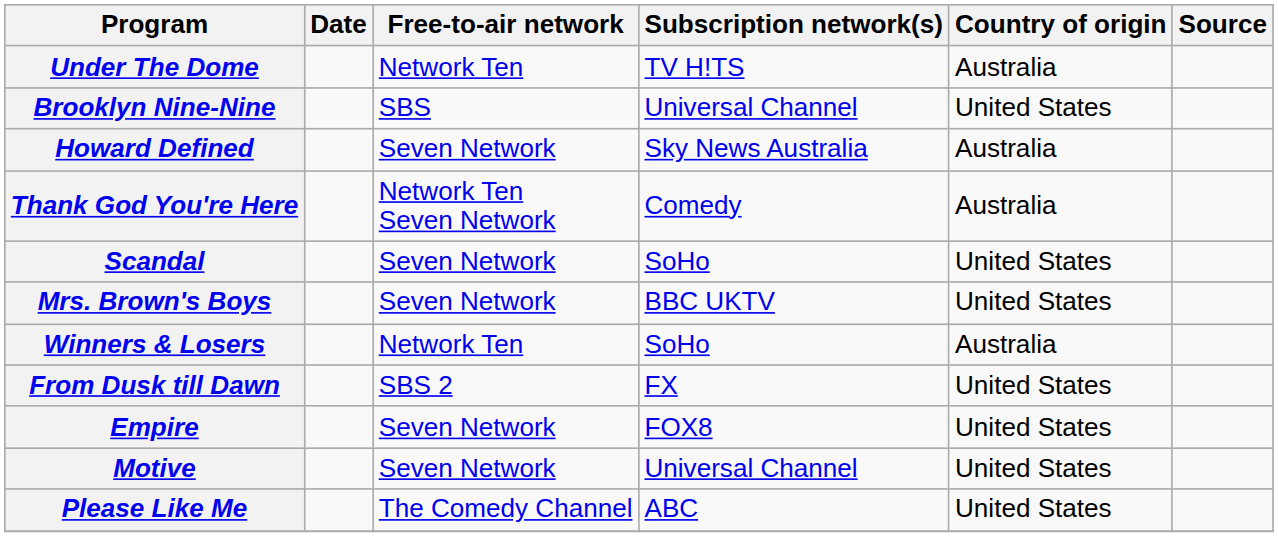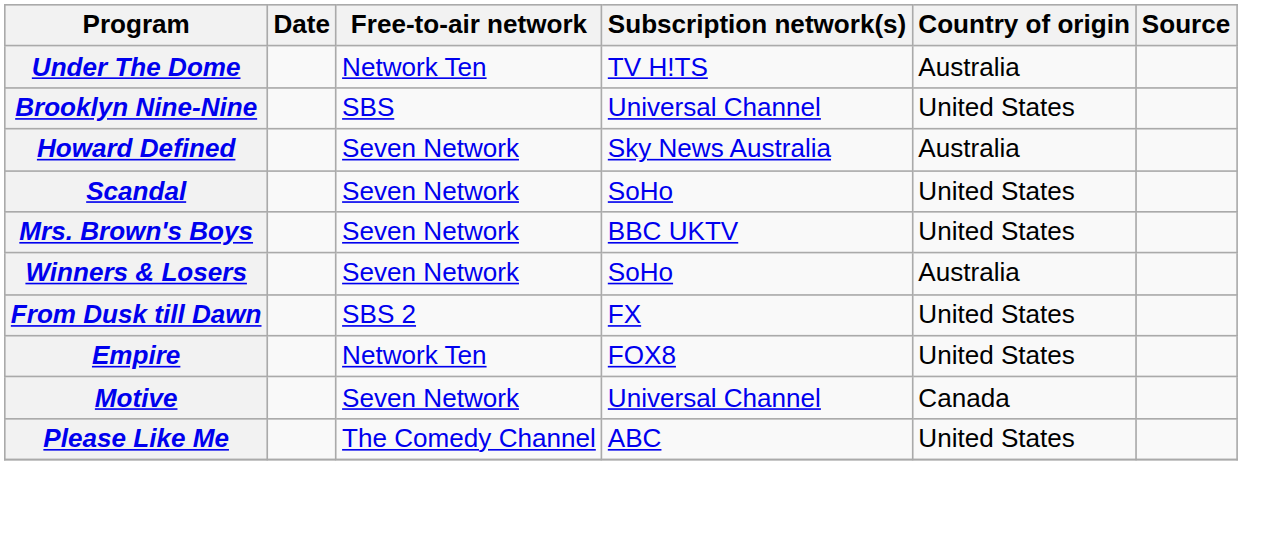- row: (155, 205)
(451, 344) Network Ten -> (431, 273) Seven Network
(467, 426) Seven Network -> (414, 356) Network Ten
(1033, 468) United States -> (964, 397) Canada
